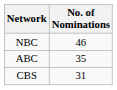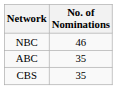(81, 76) 31 -> (81, 76) 35
